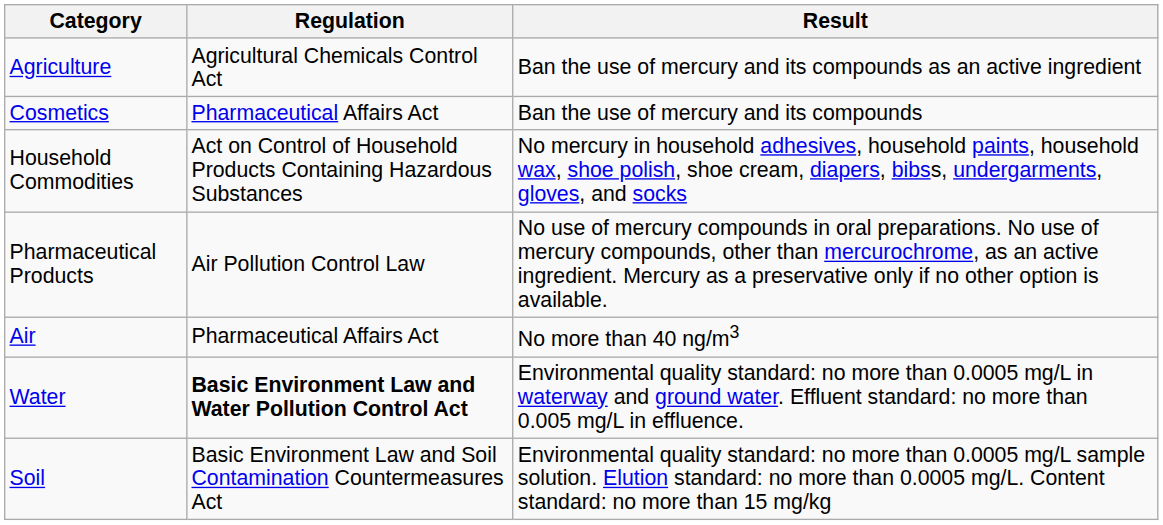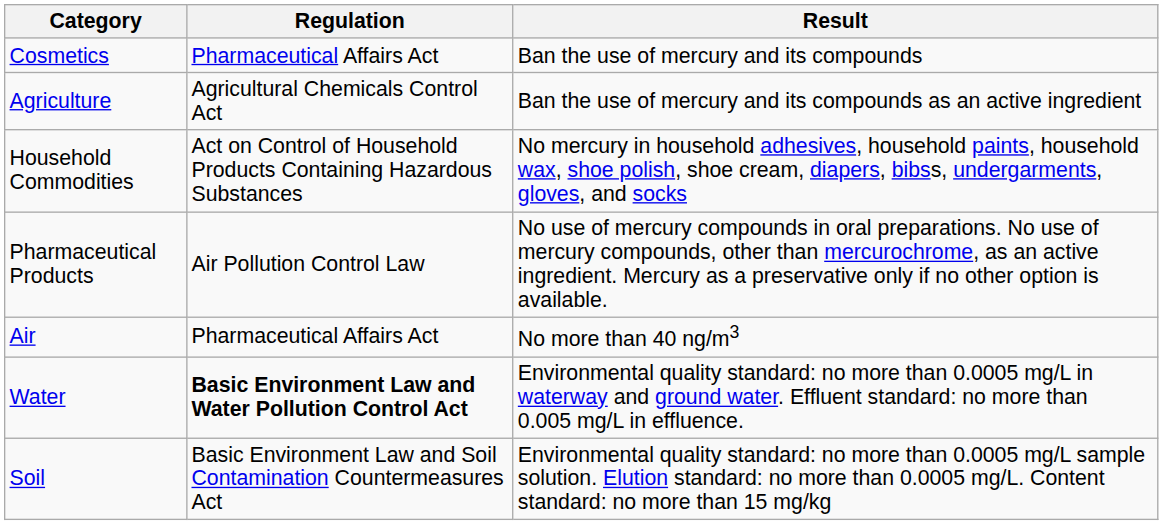rows swapped: (59, 112) <-> (60, 67)
